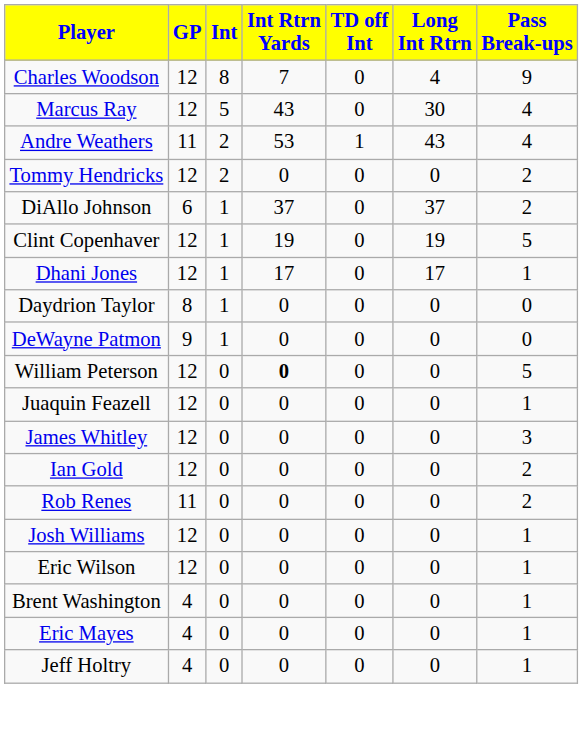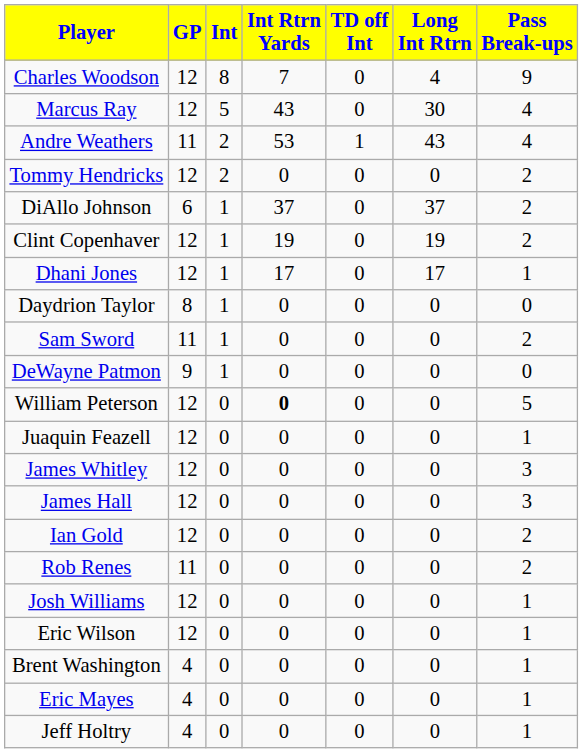(527, 240) 5 -> (527, 240) 2
+ row: (86, 338)
+ row: (86, 502)
